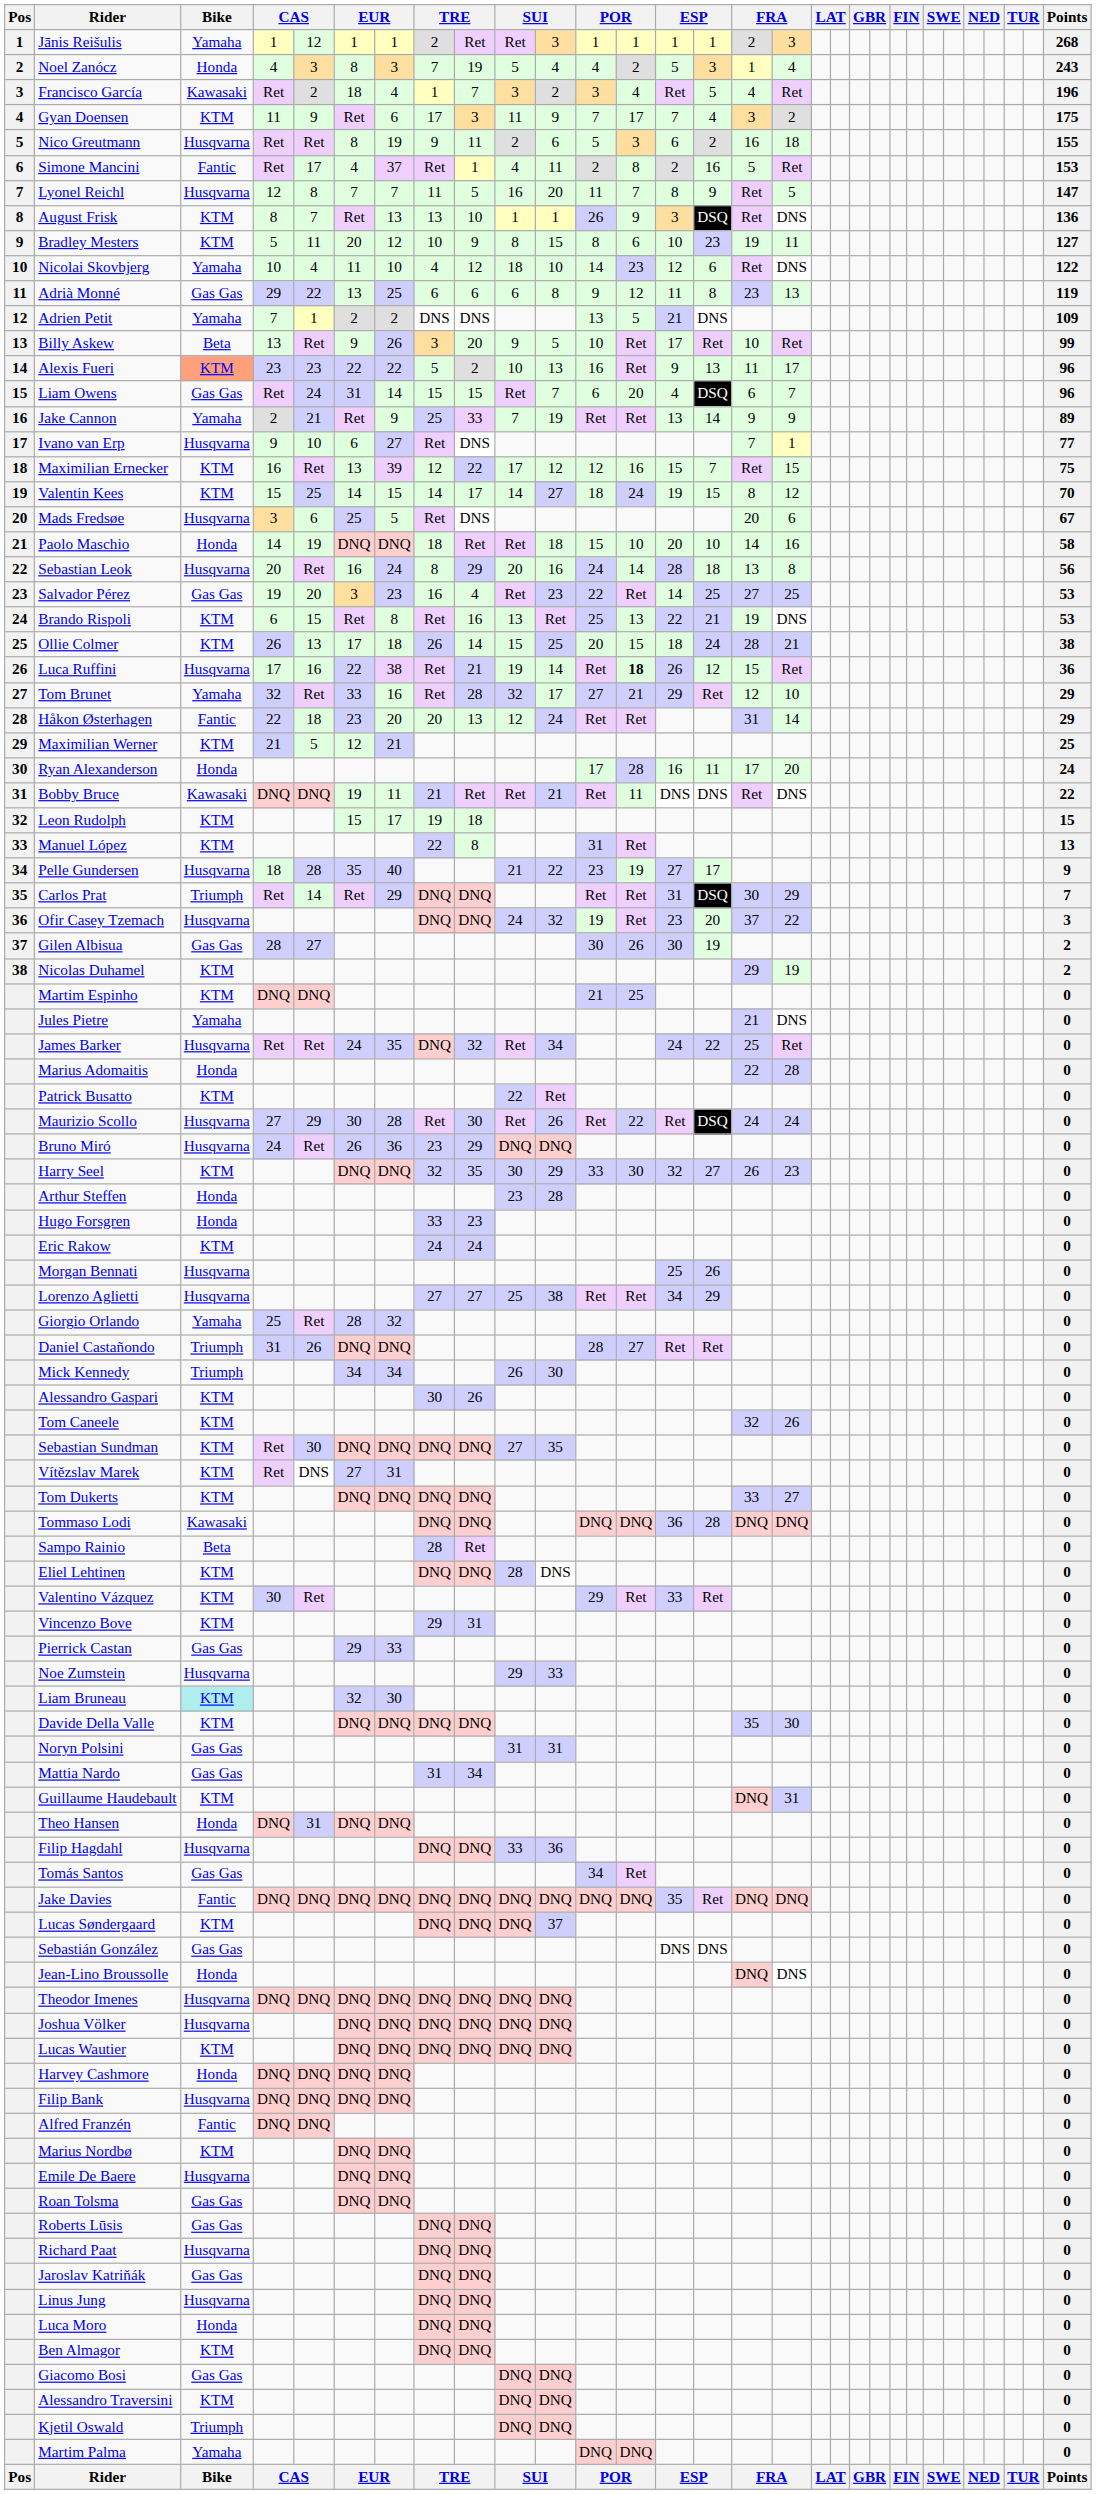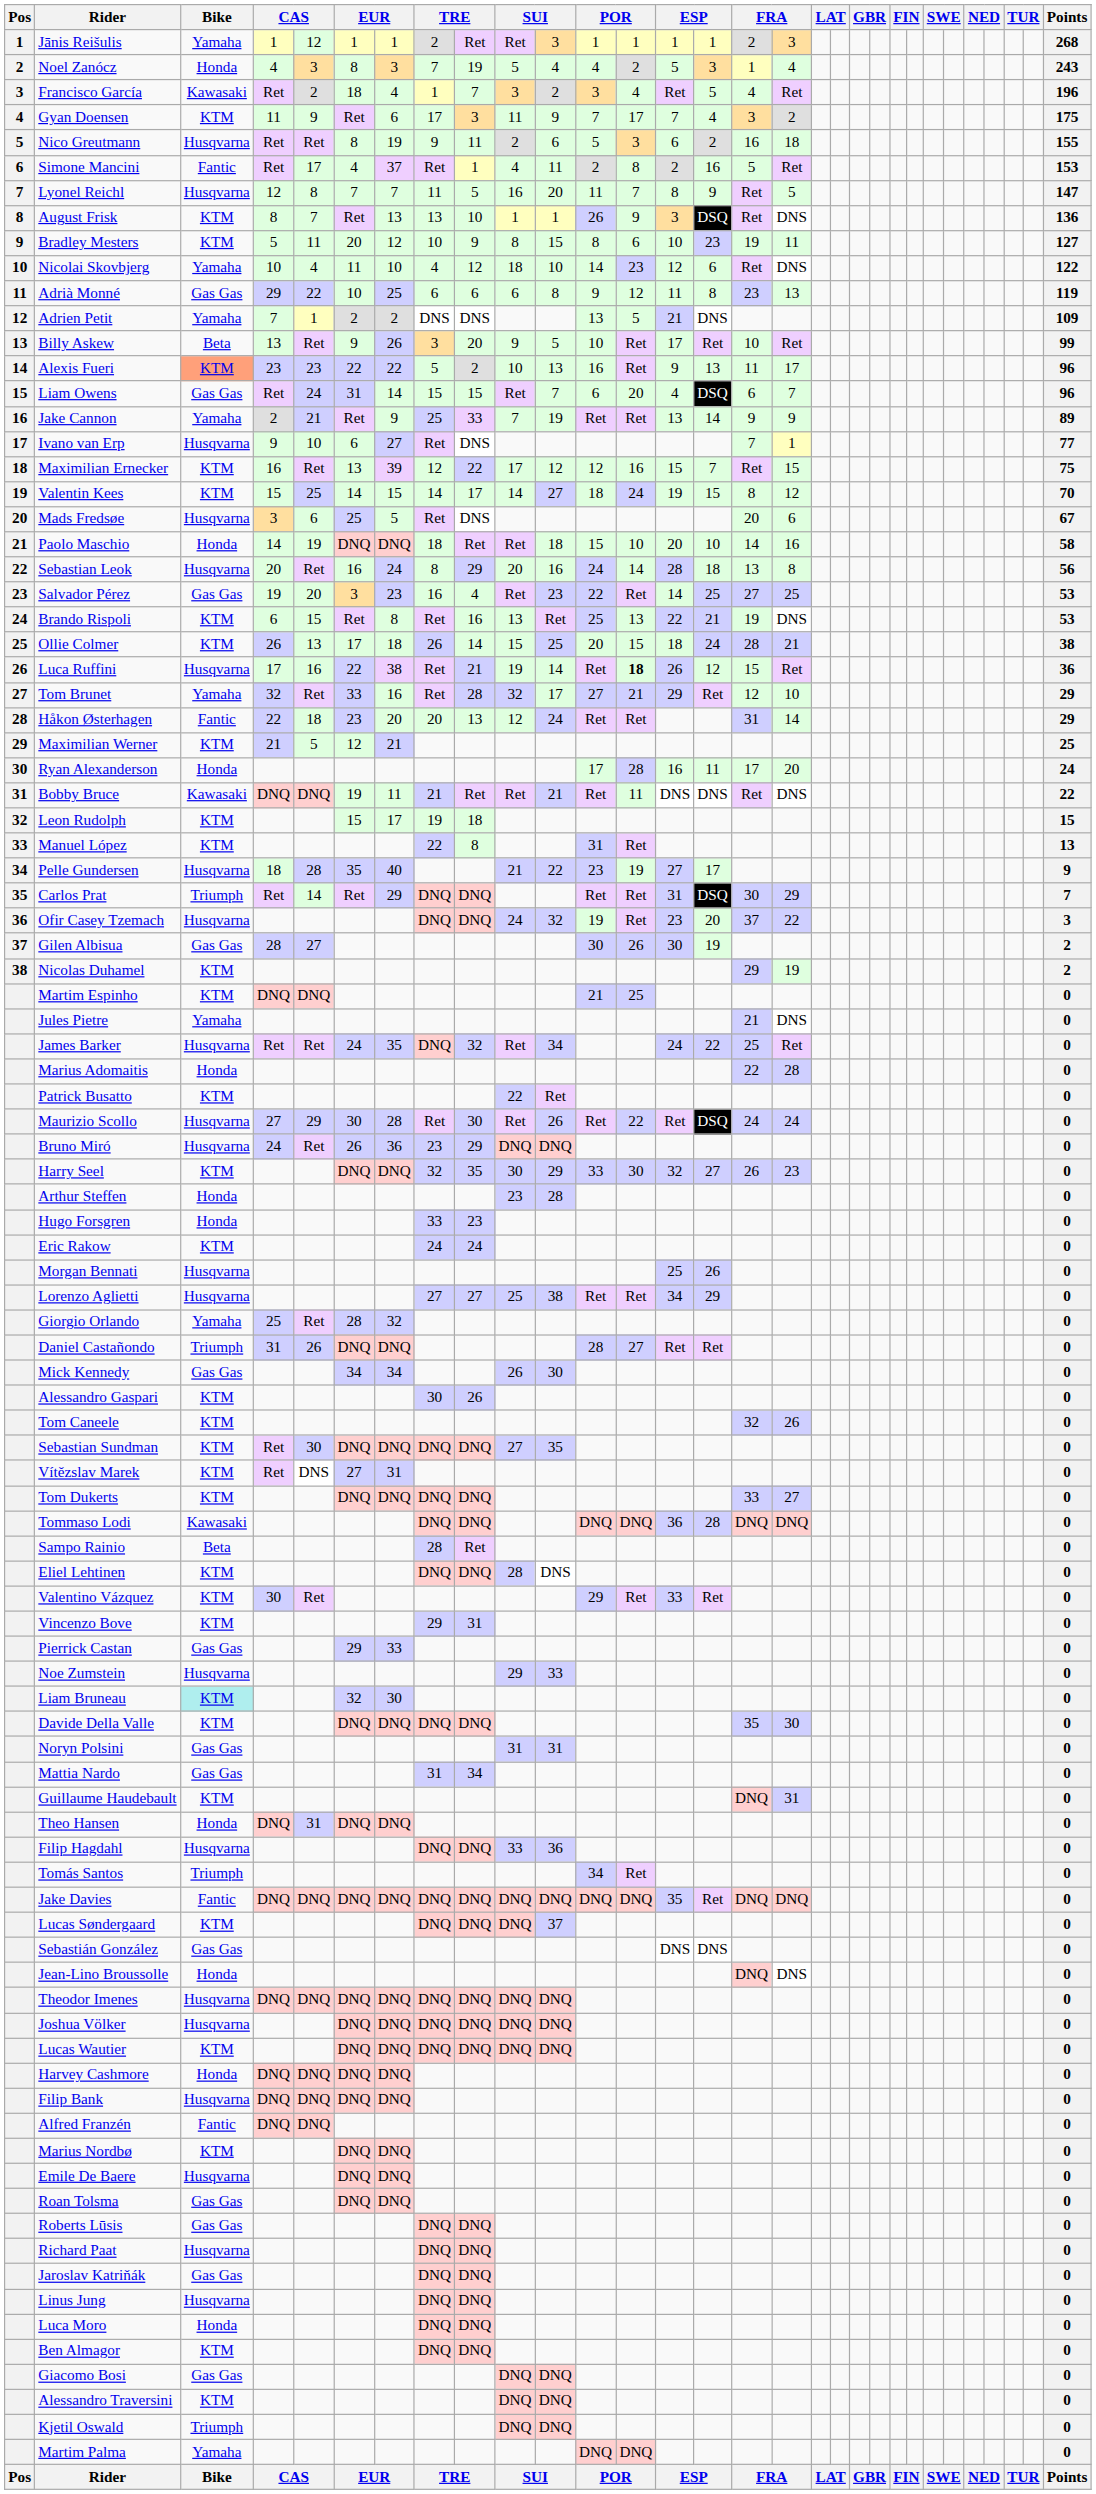(354, 292) 13 -> (354, 292) 10
(217, 1372) Triumph -> (217, 1372) Gas Gas
(217, 1874) Gas Gas -> (217, 1874) Triumph
